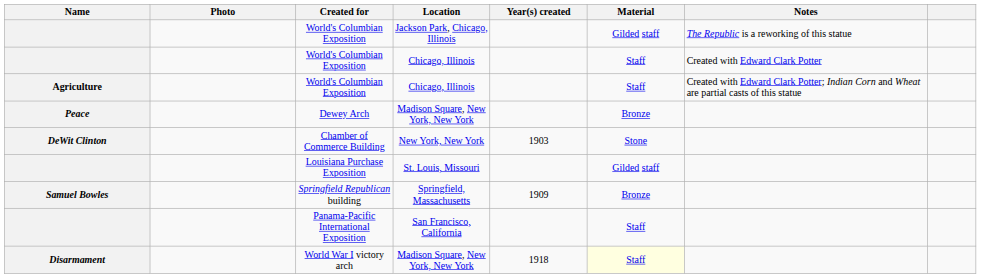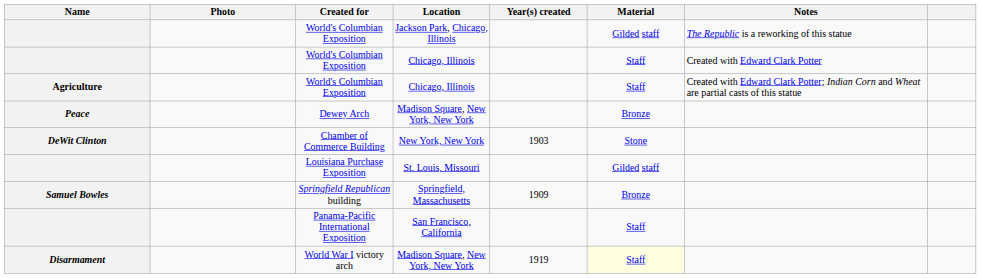(539, 259) 1918 -> (539, 259) 1919
